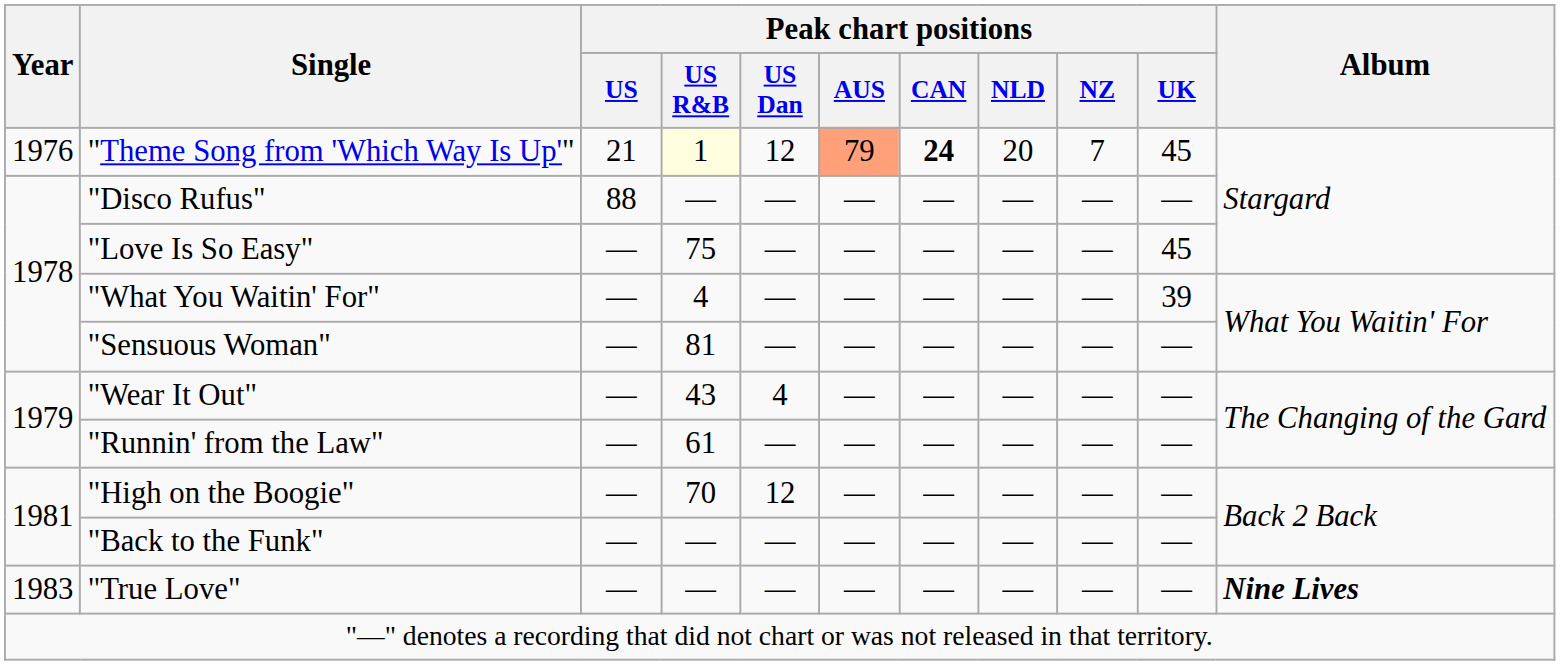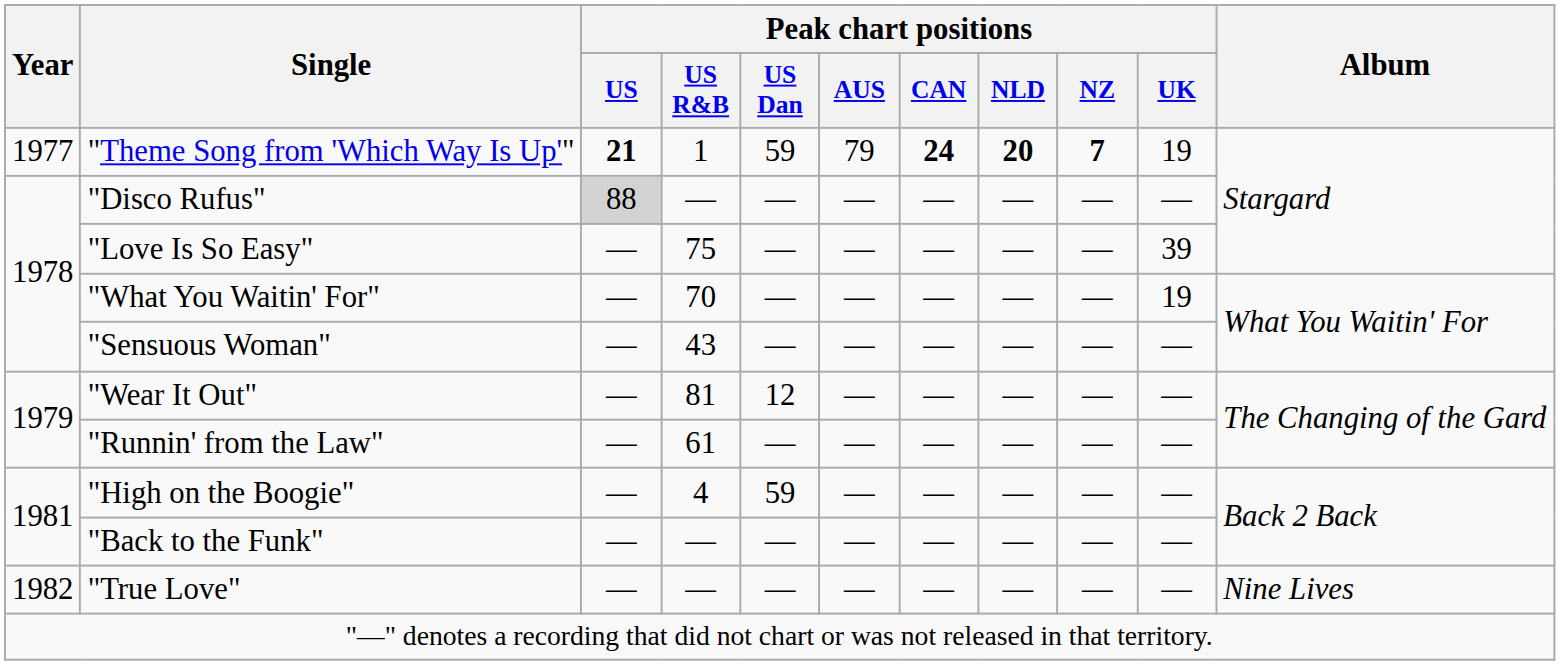(43, 151) 1976 -> (43, 151) 1977
(621, 151) normal -> (621, 151) bold
(701, 151) lightyellow background -> (701, 151) no background
(780, 151) 12 -> (780, 151) 59
(859, 151) lightsalmon background -> (859, 151) no background
(1018, 151) normal -> (1018, 151) bold
(1097, 151) normal -> (1097, 151) bold
(1177, 151) 45 -> (1177, 151) 19
(621, 199) no background -> (621, 199) lightgrey background
(1177, 248) 45 -> (1177, 248) 39
(701, 297) 4 -> (701, 297) 70
(1177, 297) 39 -> (1177, 297) 19
(701, 346) 81 -> (701, 346) 43
(701, 394) 43 -> (701, 394) 81
(780, 394) 4 -> (780, 394) 12
(701, 492) 70 -> (701, 492) 4
(780, 492) 12 -> (780, 492) 59
(43, 589) 1983 -> (43, 589) 1982
(1291, 589) bold -> (1289, 589) normal
